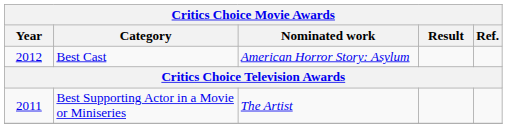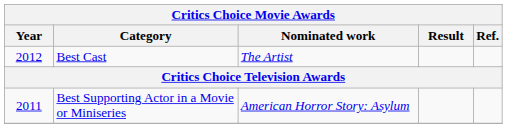(325, 56) American Horror Story: Asylum -> (267, 56) The Artist
(267, 105) The Artist -> (325, 105) American Horror Story: Asylum
